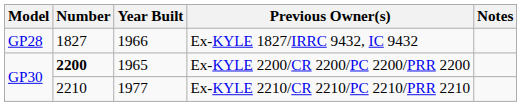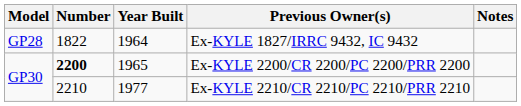(72, 40) 1827 -> (72, 40) 1822
(133, 40) 1966 -> (133, 40) 1964
